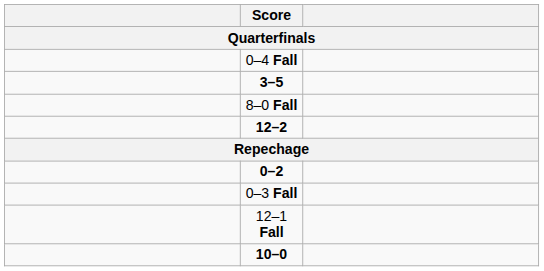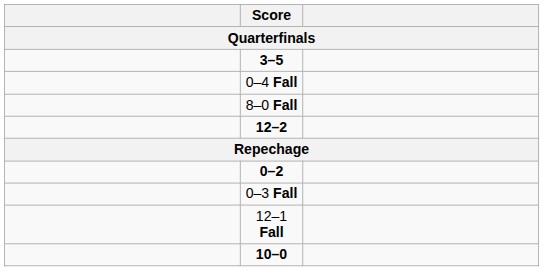rows swapped: (271, 60) <-> (271, 82)
